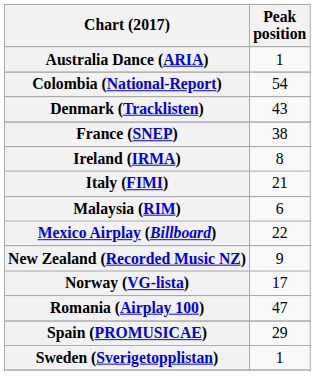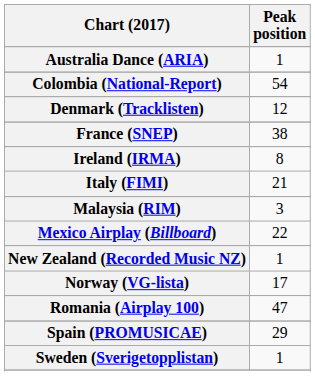(280, 109) 43 -> (280, 109) 12
(280, 208) 6 -> (280, 208) 3
(280, 258) 9 -> (280, 258) 1
